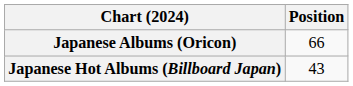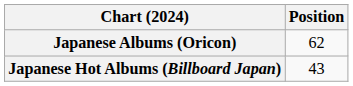(316, 42) 66 -> (316, 42) 62
